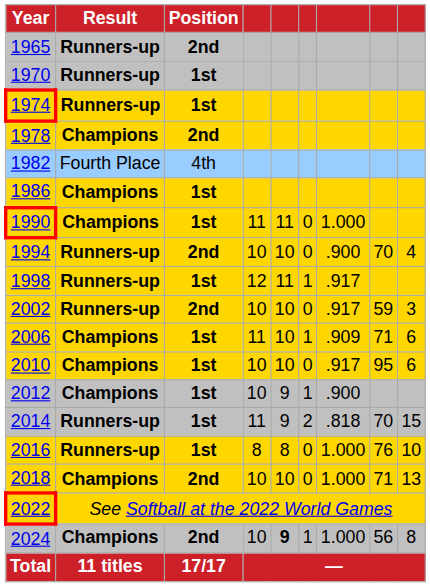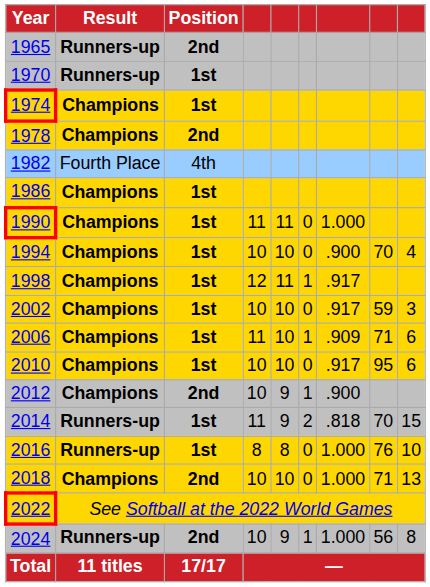(111, 105) Runners-up -> (111, 105) Champions
(110, 252) Runners-up -> (110, 252) Champions
(204, 252) 2nd -> (204, 252) 1st
(110, 280) Runners-up -> (110, 280) Champions
(110, 309) Runners-up -> (110, 309) Champions
(204, 309) 2nd -> (204, 309) 1st
(204, 393) 1st -> (204, 393) 2nd
(110, 538) Champions -> (110, 538) Runners-up
(285, 538) bold -> (285, 538) normal
